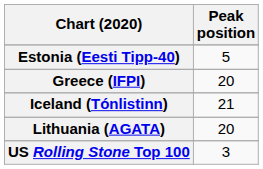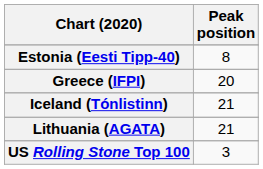(226, 57) 5 -> (226, 57) 8
(226, 128) 20 -> (226, 128) 21
